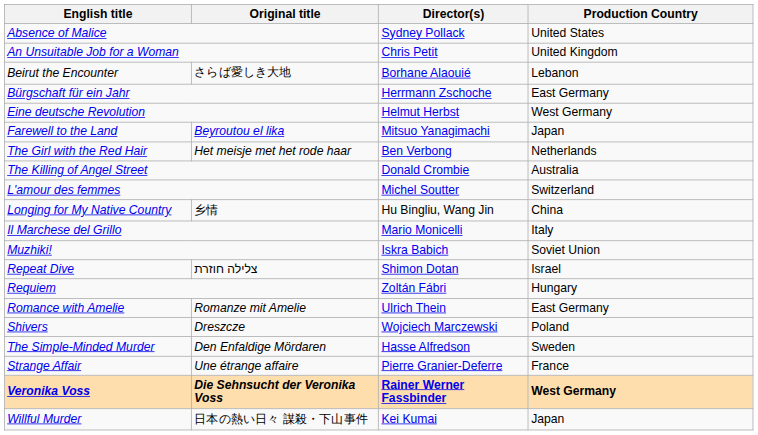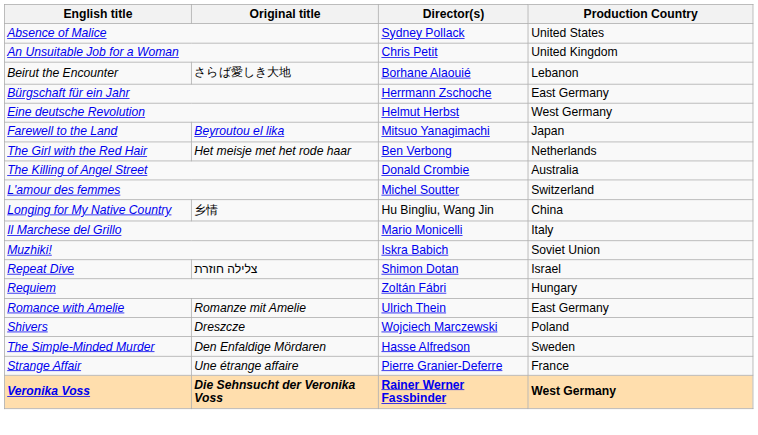- row: (44, 419)
